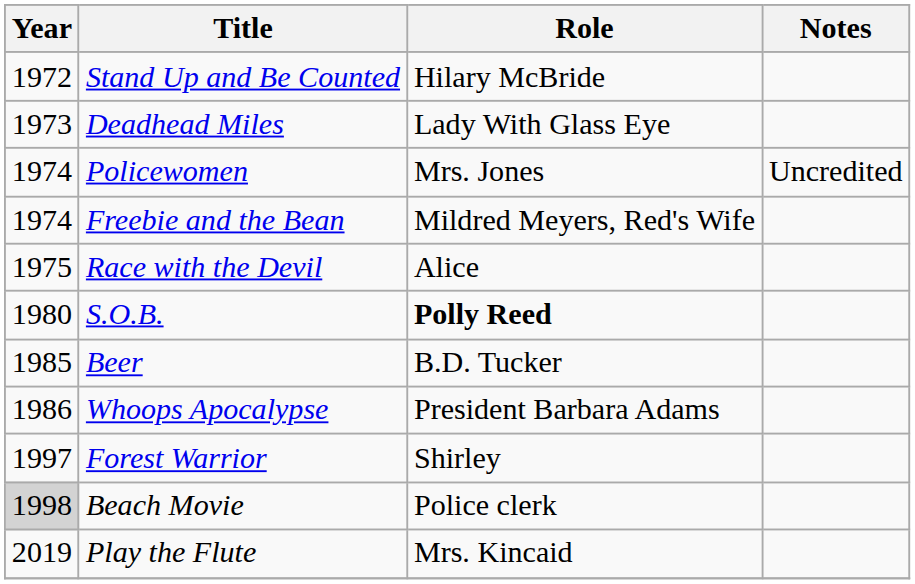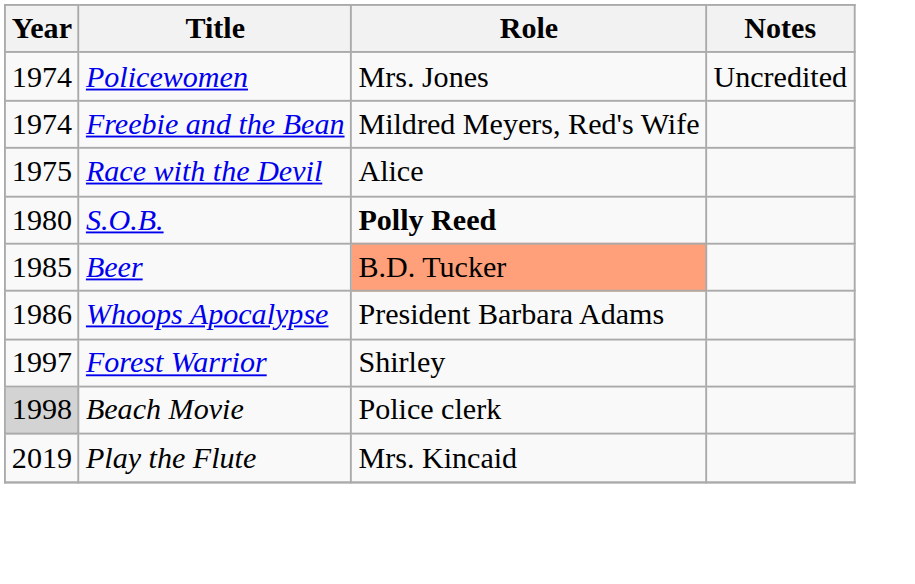- row: (243, 76)
- row: (185, 123)
(488, 362) no background -> (432, 266) lightsalmon background
